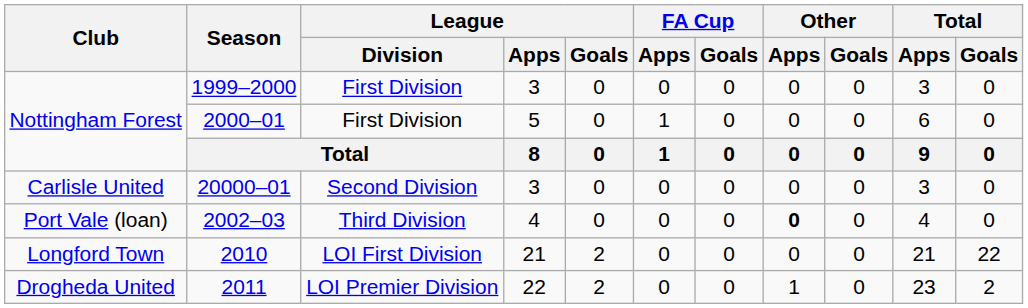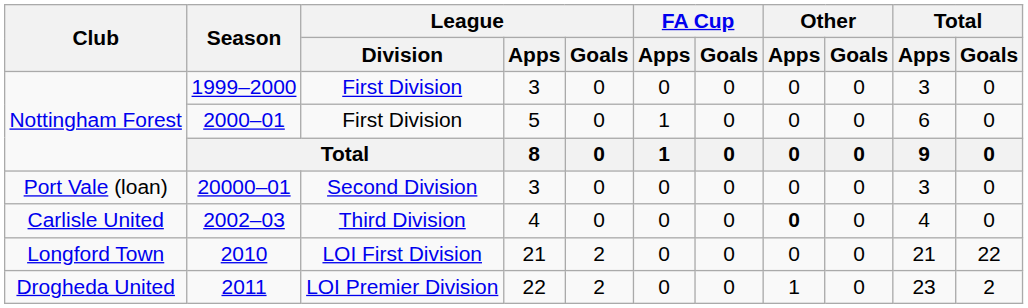(96, 187) Carlisle United -> (96, 187) Port Vale (loan)
(96, 220) Port Vale (loan) -> (96, 220) Carlisle United
